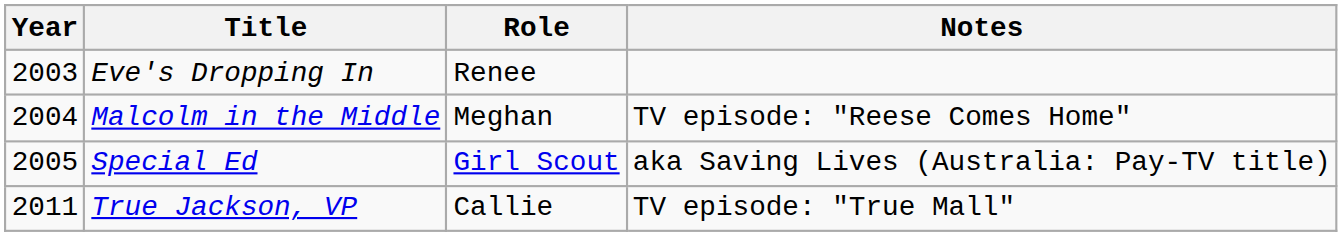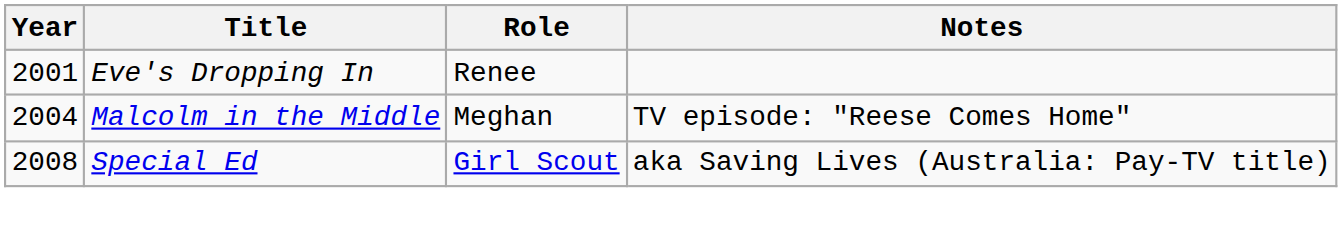(45, 73) 2003 -> (45, 73) 2001
(45, 163) 2005 -> (45, 163) 2008
- row: (224, 208)
